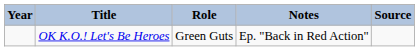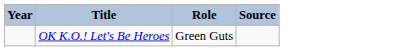- column: (304, 15)
